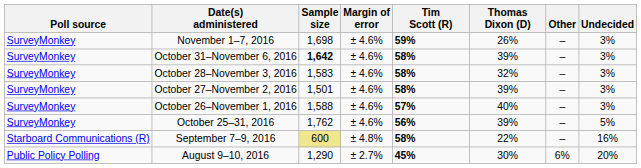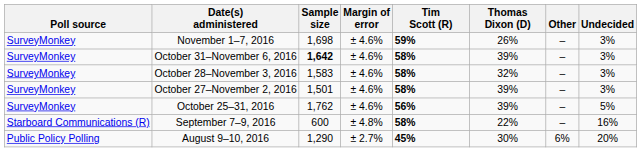- row: (226, 106)
(320, 139) khaki background -> (320, 123) no background
